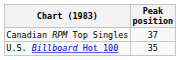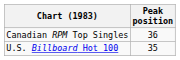(153, 35) 37 -> (153, 35) 36
